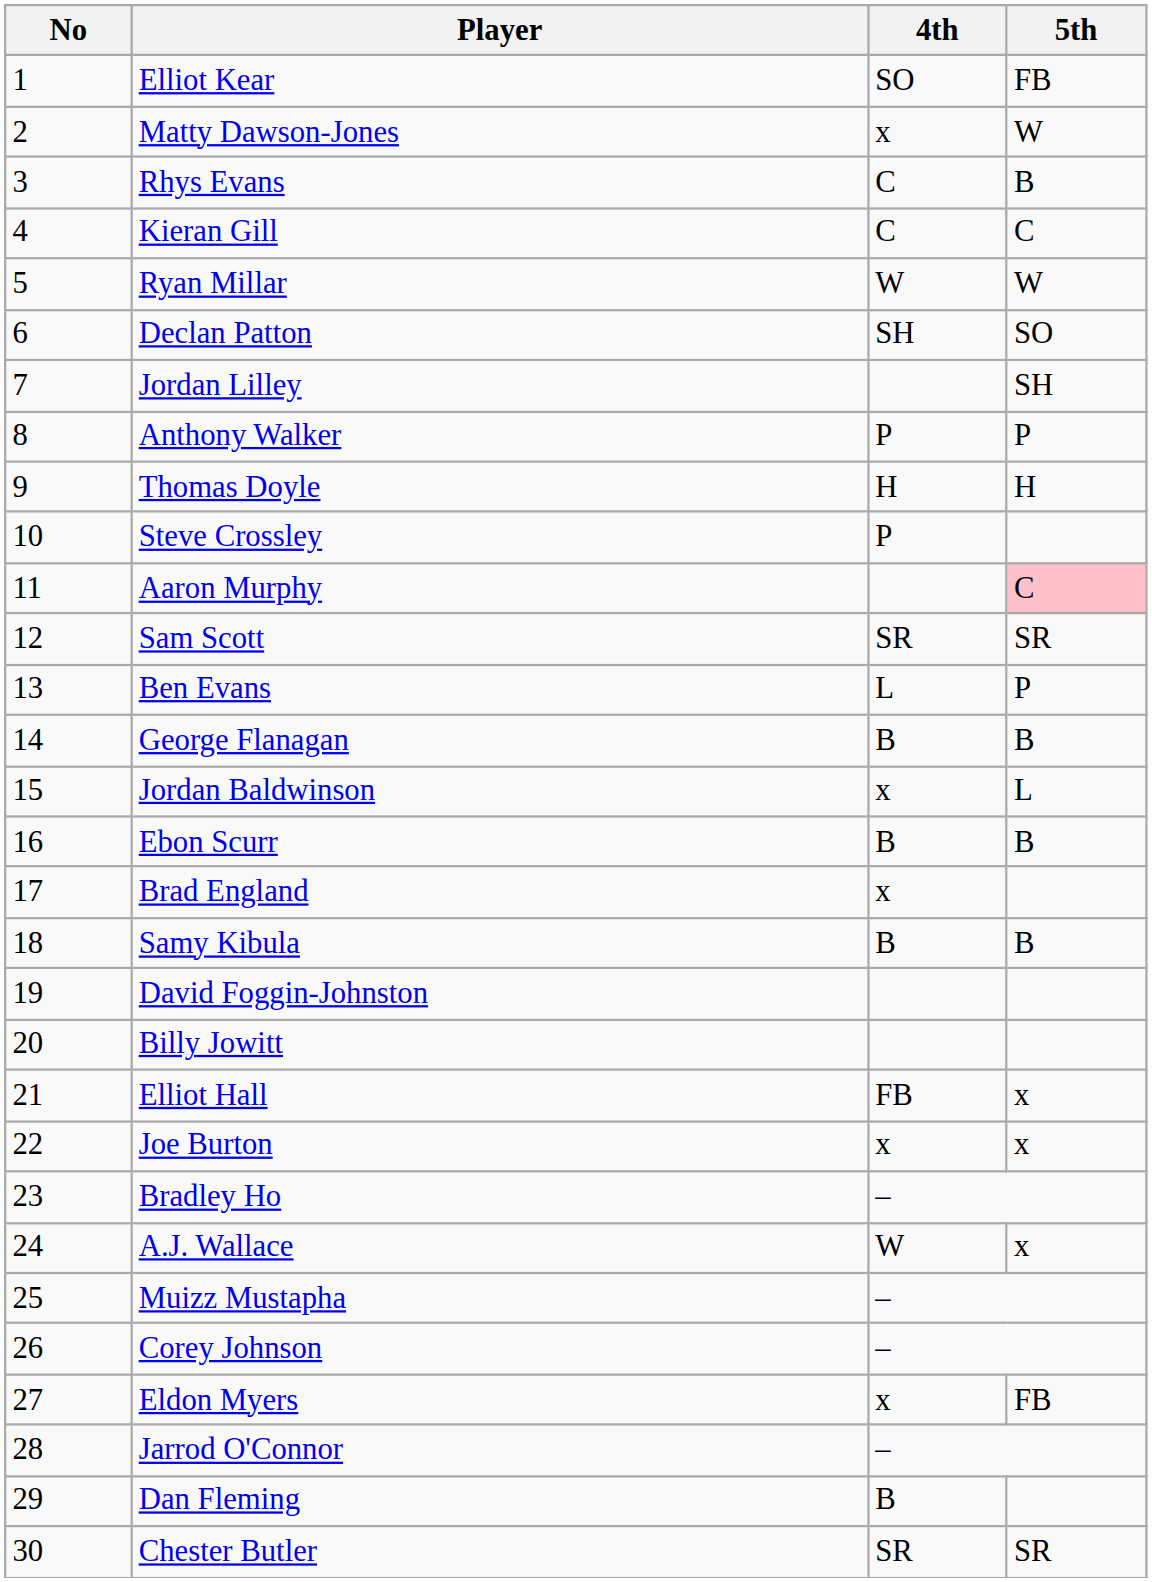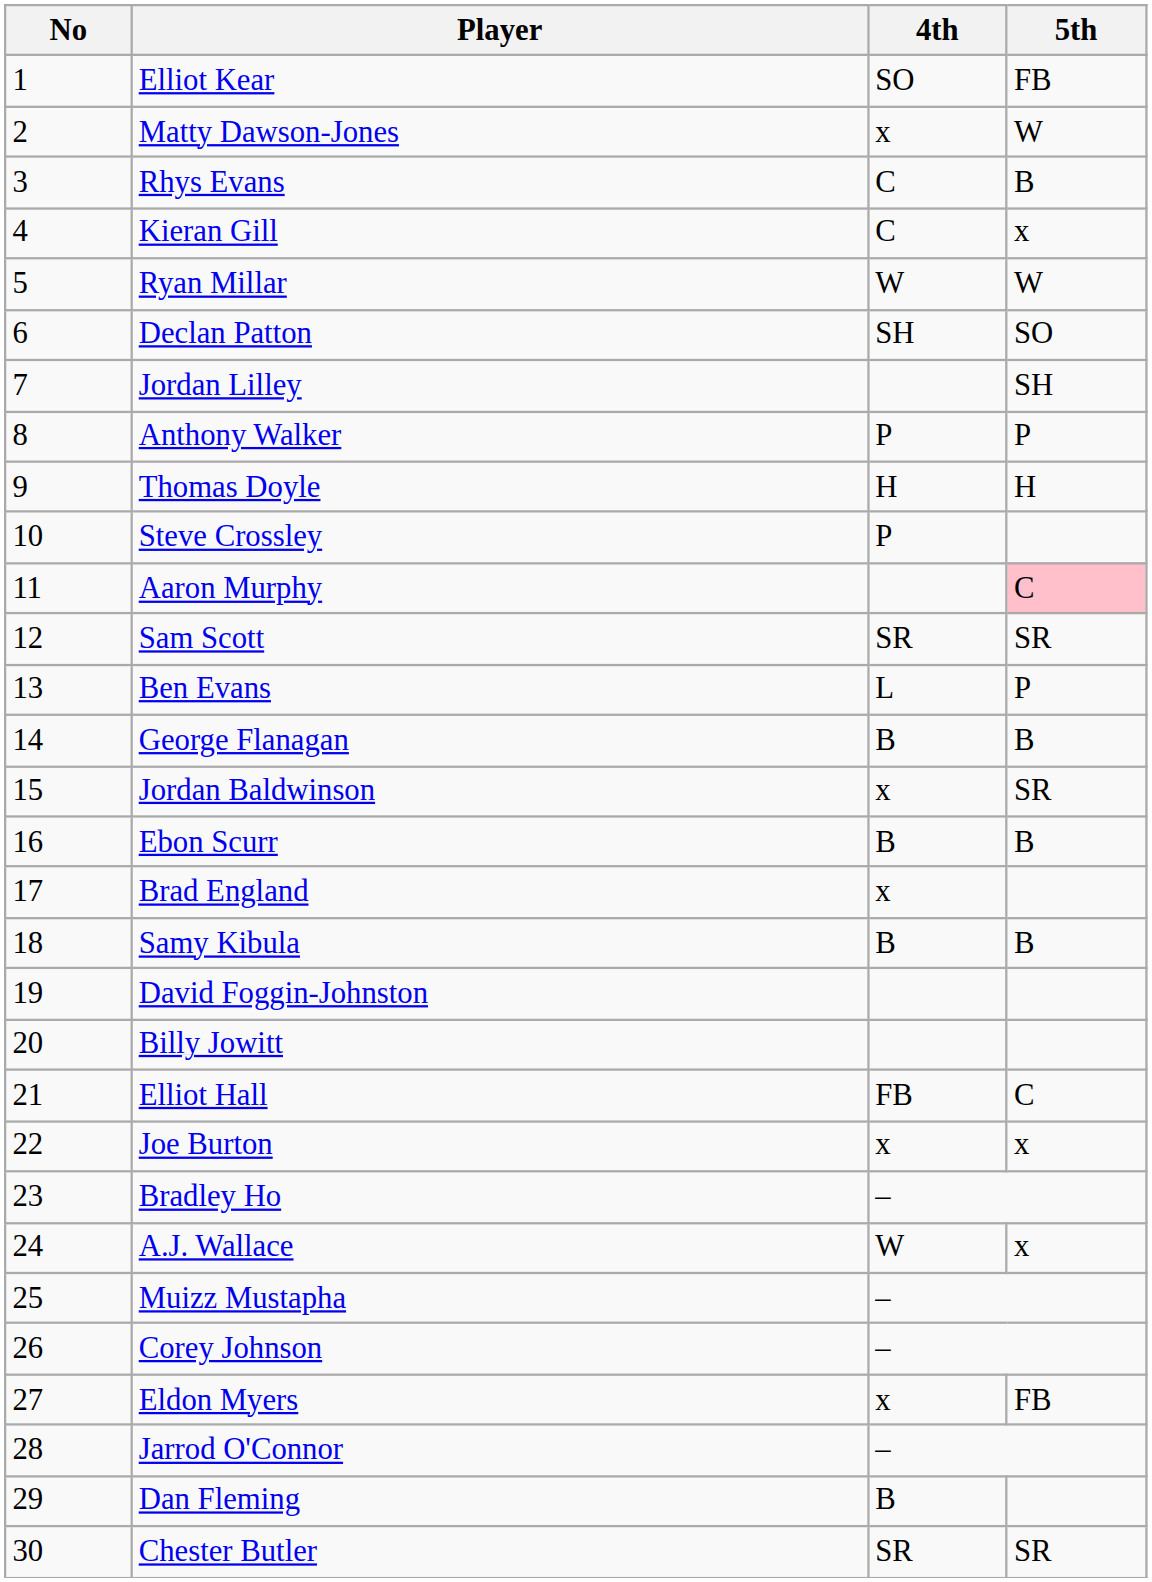(1024, 232) C -> (1022, 232) x
(1023, 790) L -> (1033, 790) SR
(1022, 1094) x -> (1024, 1094) C
